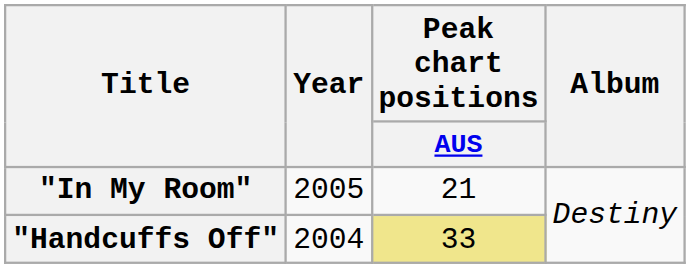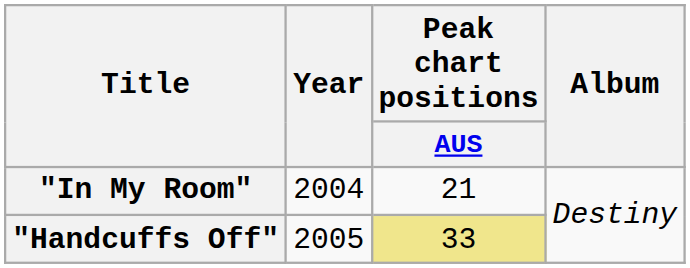(329, 191) 2005 -> (329, 191) 2004
(329, 239) 2004 -> (329, 239) 2005
